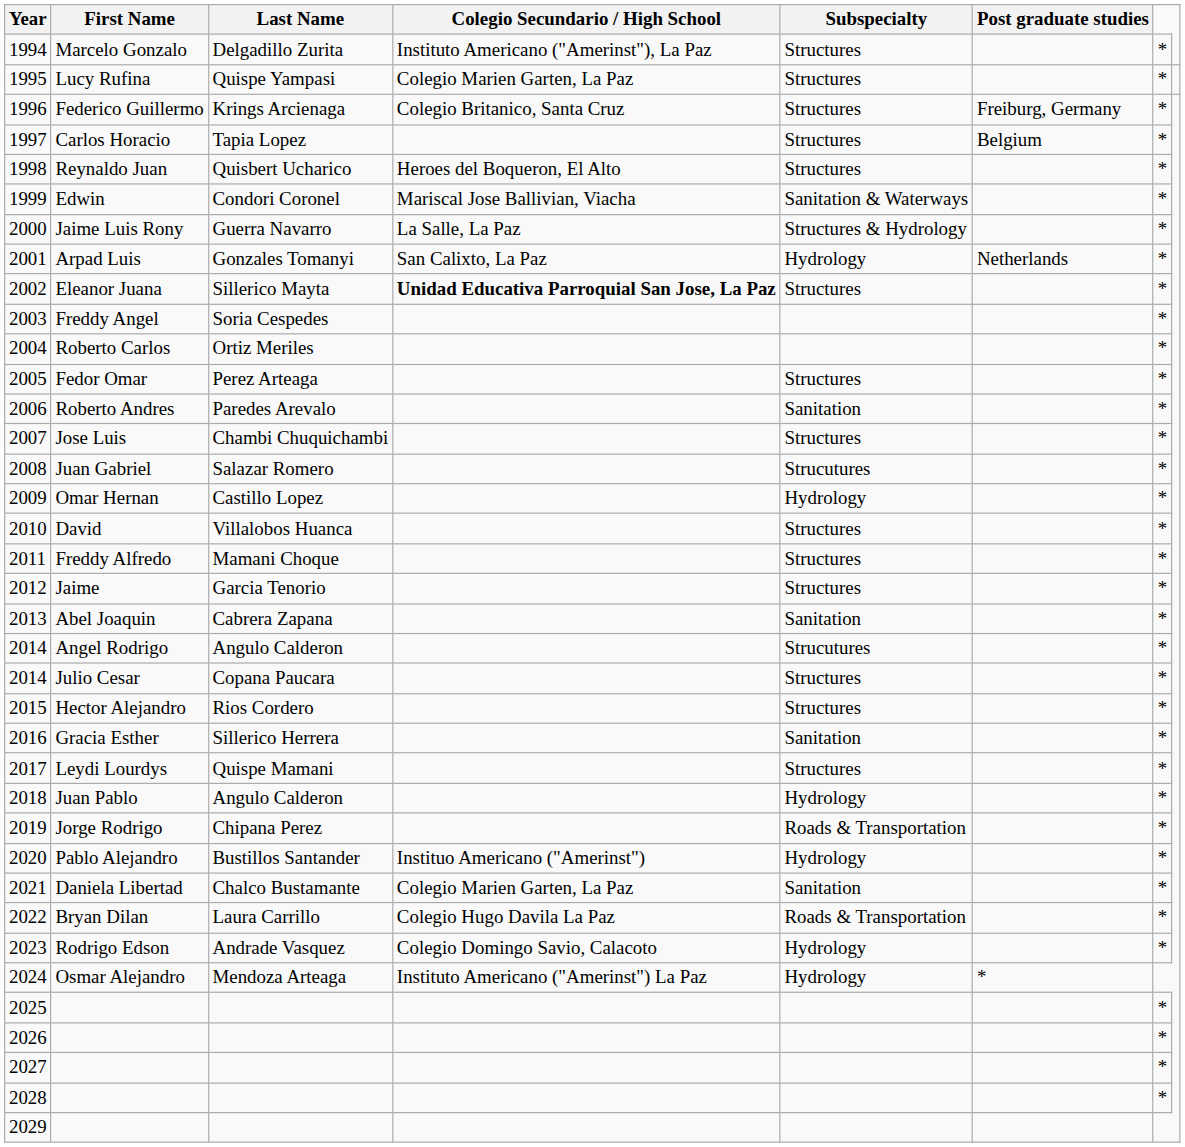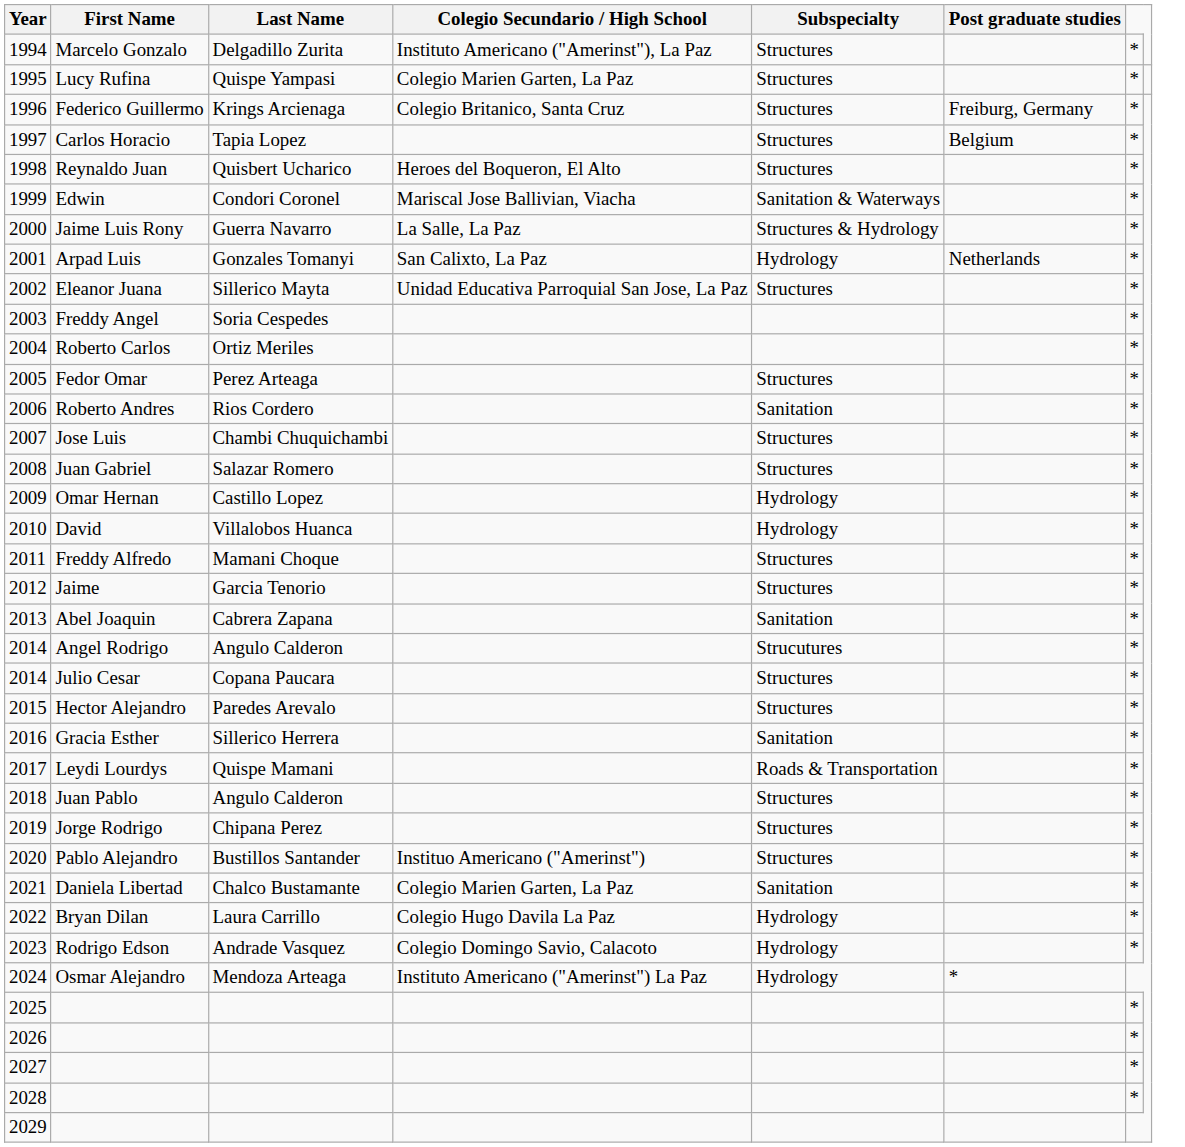(586, 288) bold -> (572, 288) normal
(274, 408) Paredes Arevalo -> (263, 408) Rios Cordero
(827, 468) Strucutures -> (795, 468) Structures
(823, 528) Structures -> (797, 528) Hydrology
(263, 708) Rios Cordero -> (274, 708) Paredes Arevalo
(823, 768) Structures -> (847, 768) Roads & Transportation
(825, 797) Hydrology -> (795, 797) Structures
(875, 827) Roads & Transportation -> (795, 827) Structures
(825, 857) Hydrology -> (795, 857) Structures
(875, 917) Roads & Transportation -> (797, 917) Hydrology
